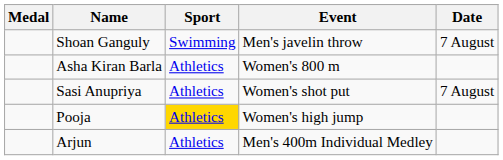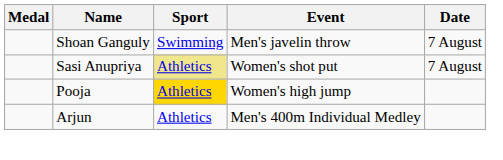- row: (109, 67)
(196, 92) no background -> (184, 67) khaki background
